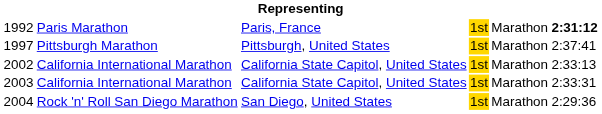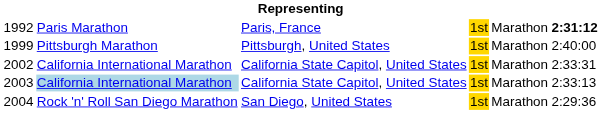- row: (18, 46)
+ row: (18, 46)
(574, 64) 2:33:13 -> (574, 64) 2:33:31
(134, 83) no background -> (134, 83) lightblue background
(574, 83) 2:33:31 -> (574, 83) 2:33:13
